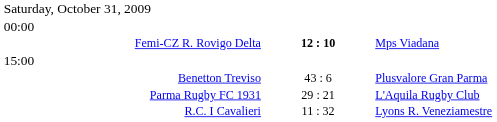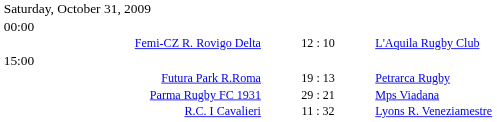(318, 43) bold -> (318, 43) normal
(407, 43) Mps Viadana -> (427, 43) L'Aquila Rugby Club
- row: (219, 78)
+ row: (211, 78)
(427, 94) L'Aquila Rugby Club -> (407, 94) Mps Viadana
